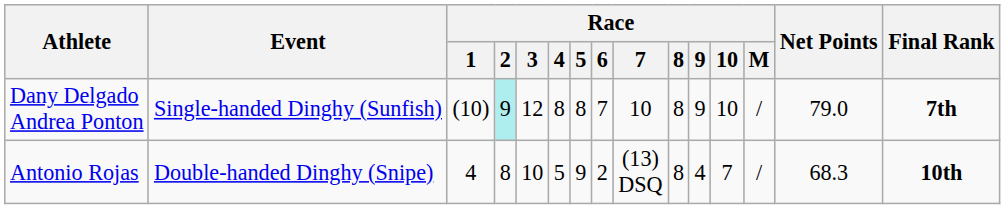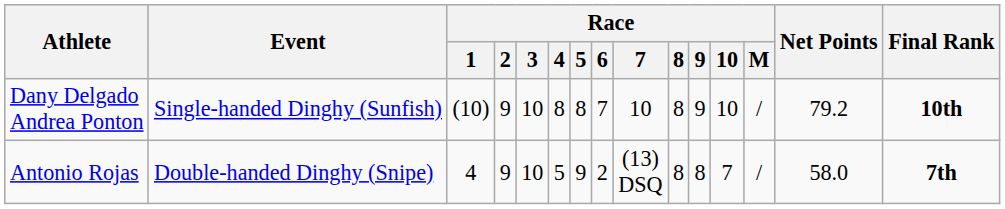(505, 109) paleturquoise background -> (505, 109) no background
(532, 109) 12 -> (532, 109) 10
(829, 109) 79.0 -> (829, 109) 79.2
(941, 109) 7th -> (941, 109) 10th
(505, 172) 8 -> (505, 172) 9
(700, 172) 4 -> (700, 172) 8
(829, 172) 68.3 -> (829, 172) 58.0
(941, 172) 10th -> (941, 172) 7th
